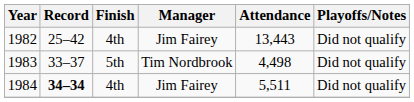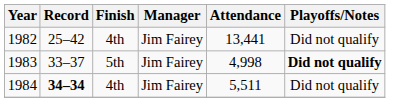(275, 39) 13,443 -> (245, 39) 13,441
(187, 62) Tim Nordbrook -> (172, 62) Jim Fairey
(275, 62) 4,498 -> (245, 62) 4,998
(362, 62) normal -> (335, 62) bold
